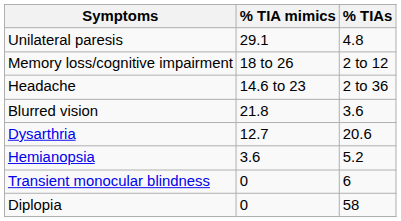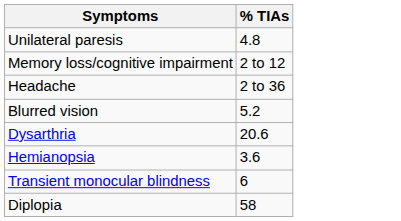- column: (288, 16)
(353, 110) 3.6 -> (250, 110) 5.2
(353, 157) 5.2 -> (250, 157) 3.6
